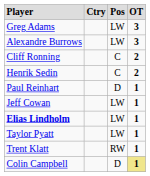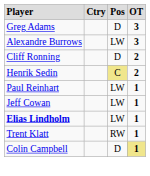(117, 27) LW -> (117, 27) D
(117, 57) C -> (117, 57) D
(117, 73) no background -> (117, 73) khaki background
(117, 88) D -> (117, 88) LW
- row: (30, 133)
